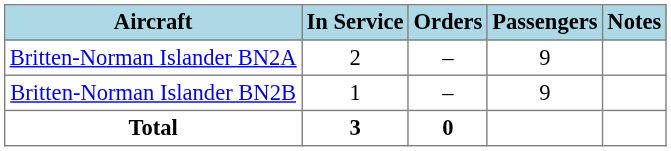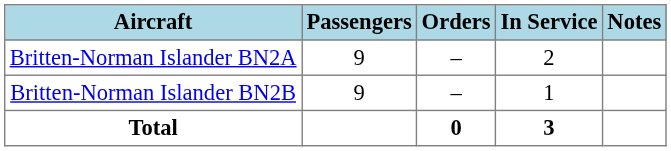columns swapped: (355, 22) <-> (545, 22)
